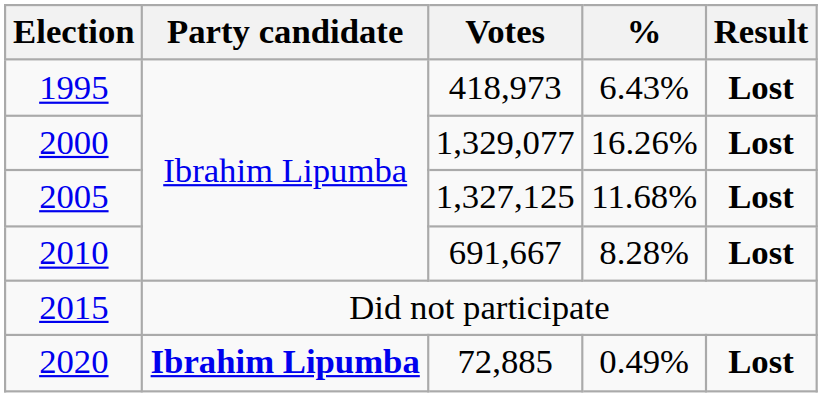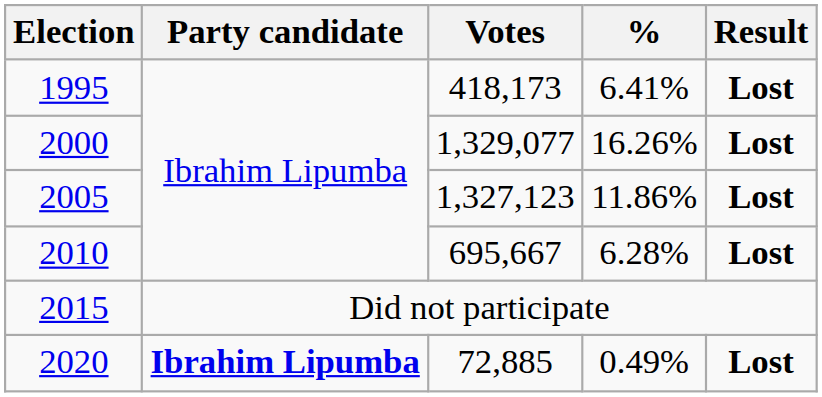(505, 87) 418,973 -> (505, 87) 418,173
(644, 87) 6.43% -> (644, 87) 6.41%
(505, 197) 1,327,125 -> (505, 197) 1,327,123
(644, 197) 11.68% -> (644, 197) 11.86%
(505, 252) 691,667 -> (505, 252) 695,667
(644, 252) 8.28% -> (644, 252) 6.28%
